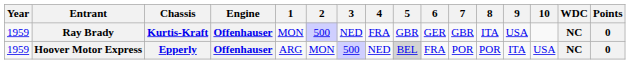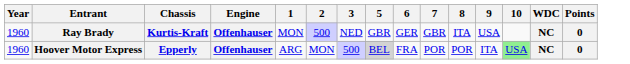- column: (379, 14)
(18, 32) 1959 -> (18, 32) 1960
(18, 50) 1959 -> (18, 50) 1960
(544, 50) no background -> (516, 50) lightgreen background
